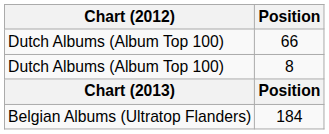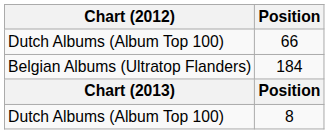rows swapped: (289, 66) <-> (289, 116)
